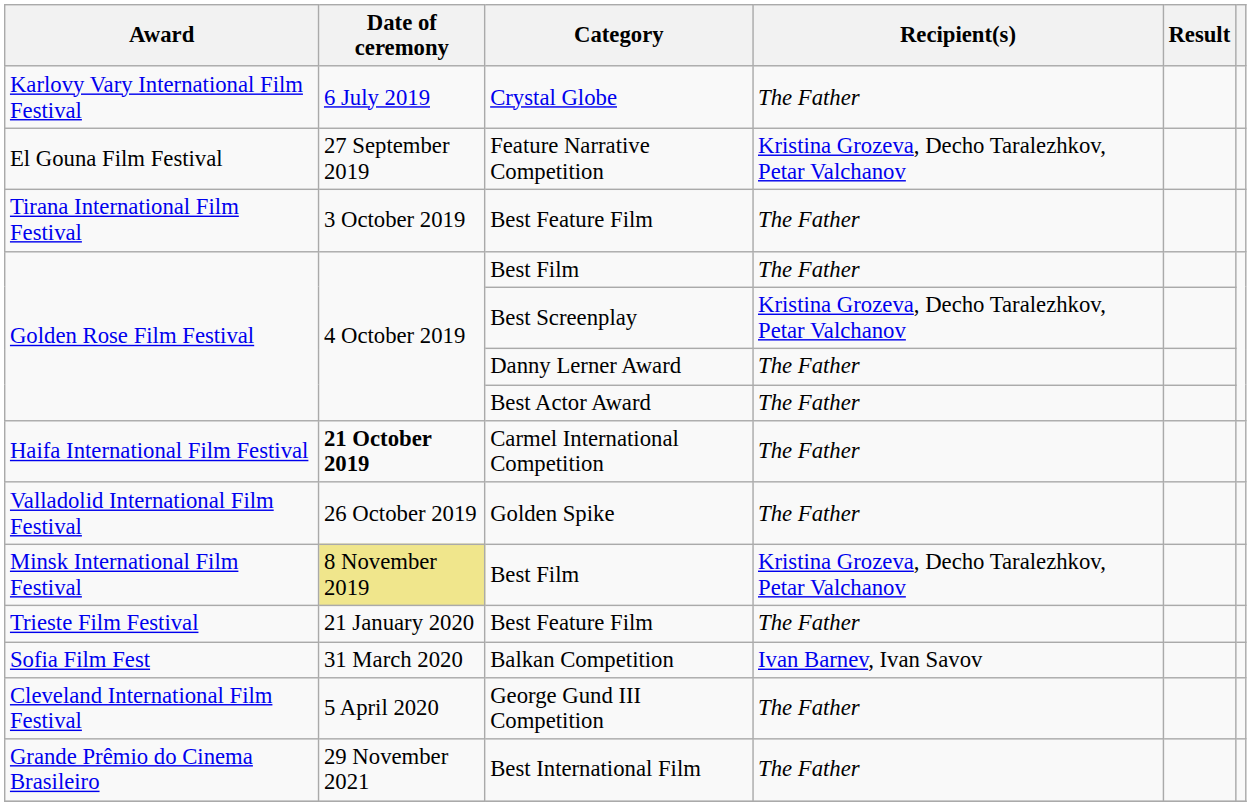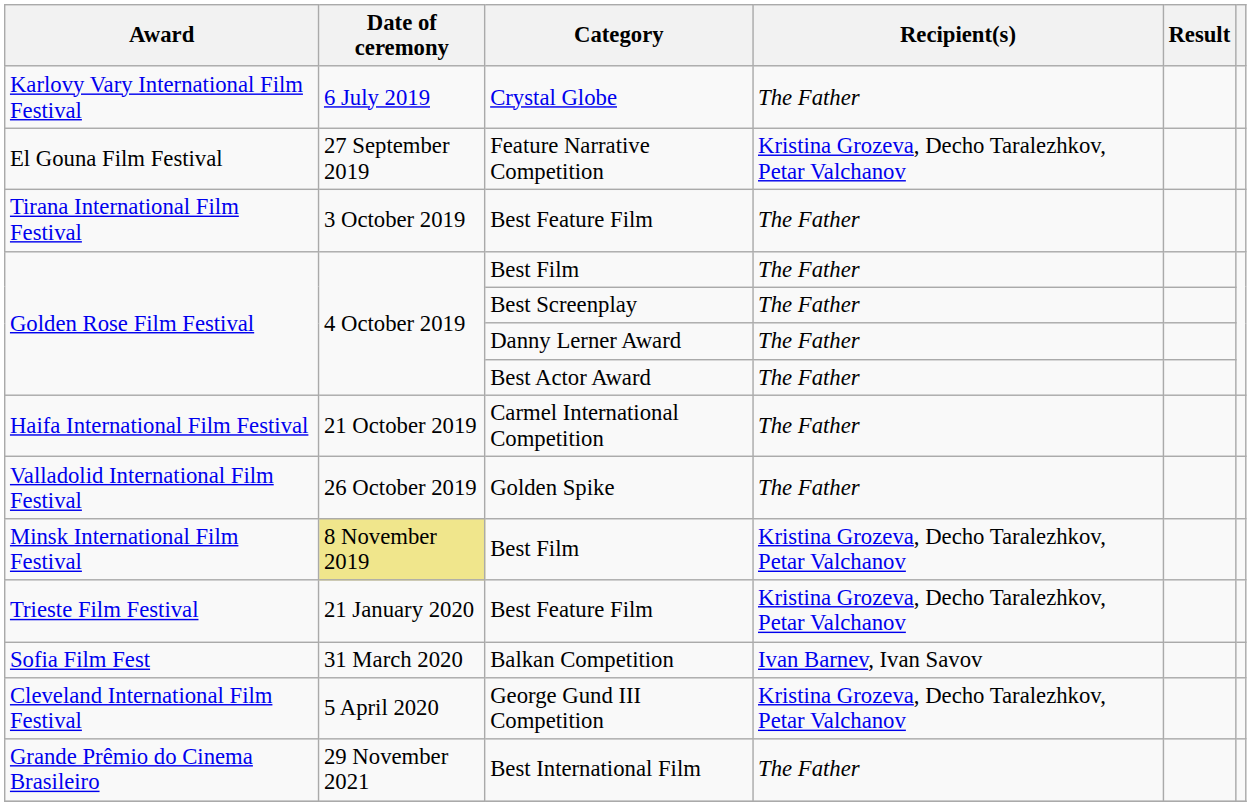(932, 317) Kristina Grozeva, Decho Taralezhkov, Petar Valchanov -> (809, 304) The Father
(378, 451) bold -> (400, 425) normal
(809, 623) The Father -> (932, 610) Kristina Grozeva, Decho Taralezhkov, Petar Valchanov
(809, 708) The Father -> (932, 708) Kristina Grozeva, Decho Taralezhkov, Petar Valchanov
